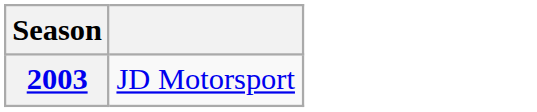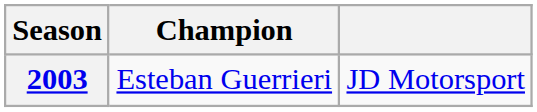+ column: (224, 29)
